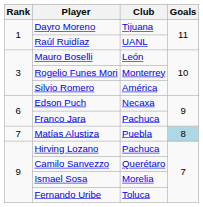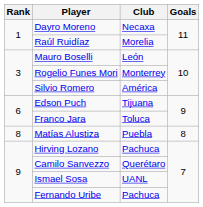(138, 27) Tijuana -> (138, 27) Necaxa
(135, 42) UANL -> (138, 42) Morelia
(138, 103) Necaxa -> (138, 103) Tijuana
(141, 118) Pachuca -> (136, 118) Toluca
(18, 133) 7 -> (18, 133) 8
(183, 133) lightblue background -> (183, 133) no background
(138, 179) Morelia -> (135, 179) UANL
(136, 194) Toluca -> (141, 194) Pachuca
